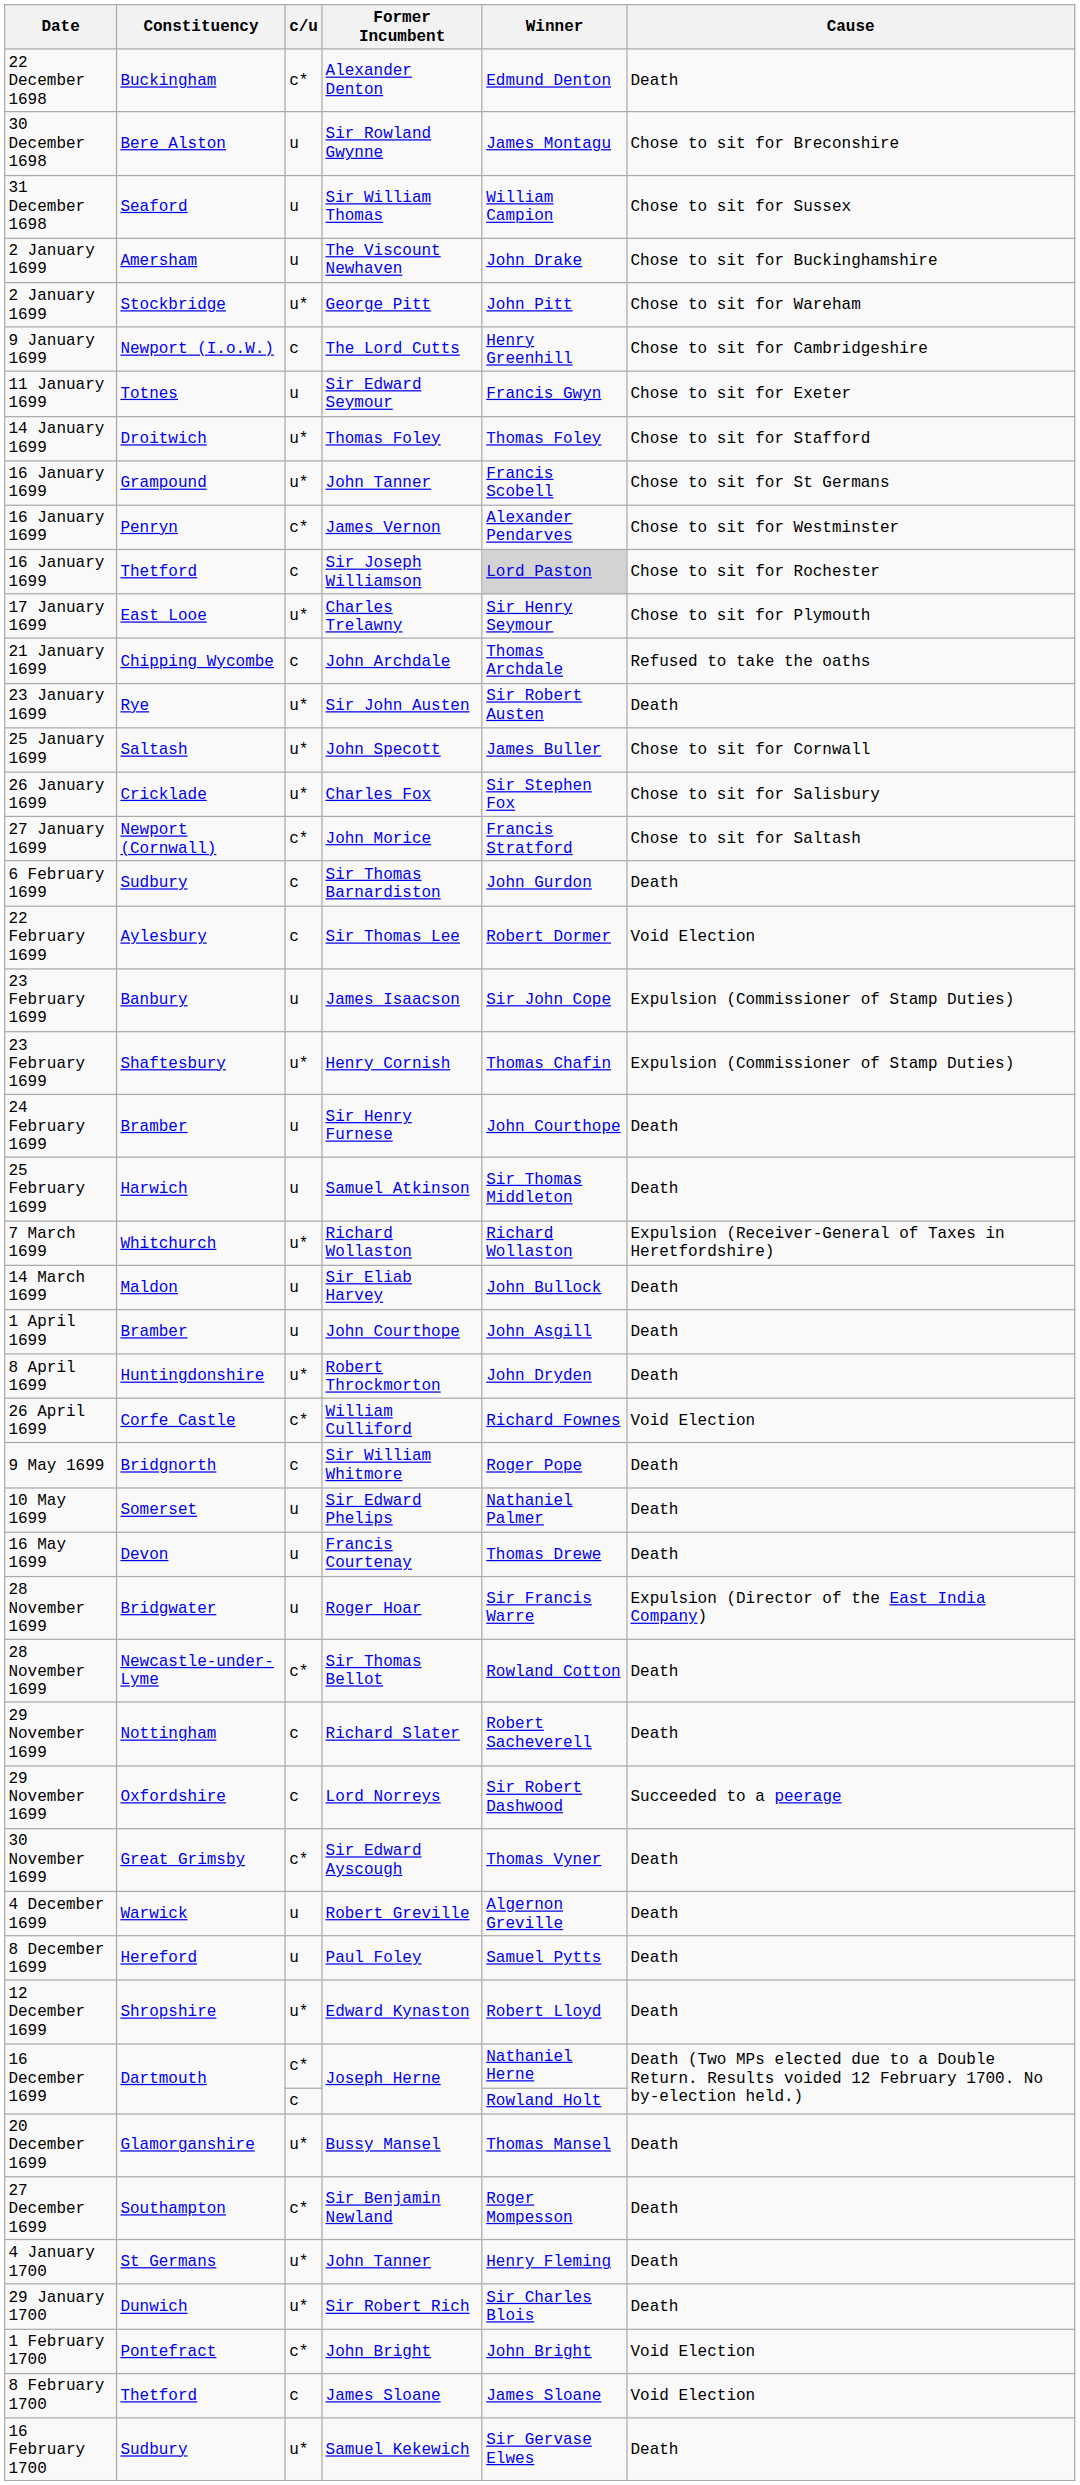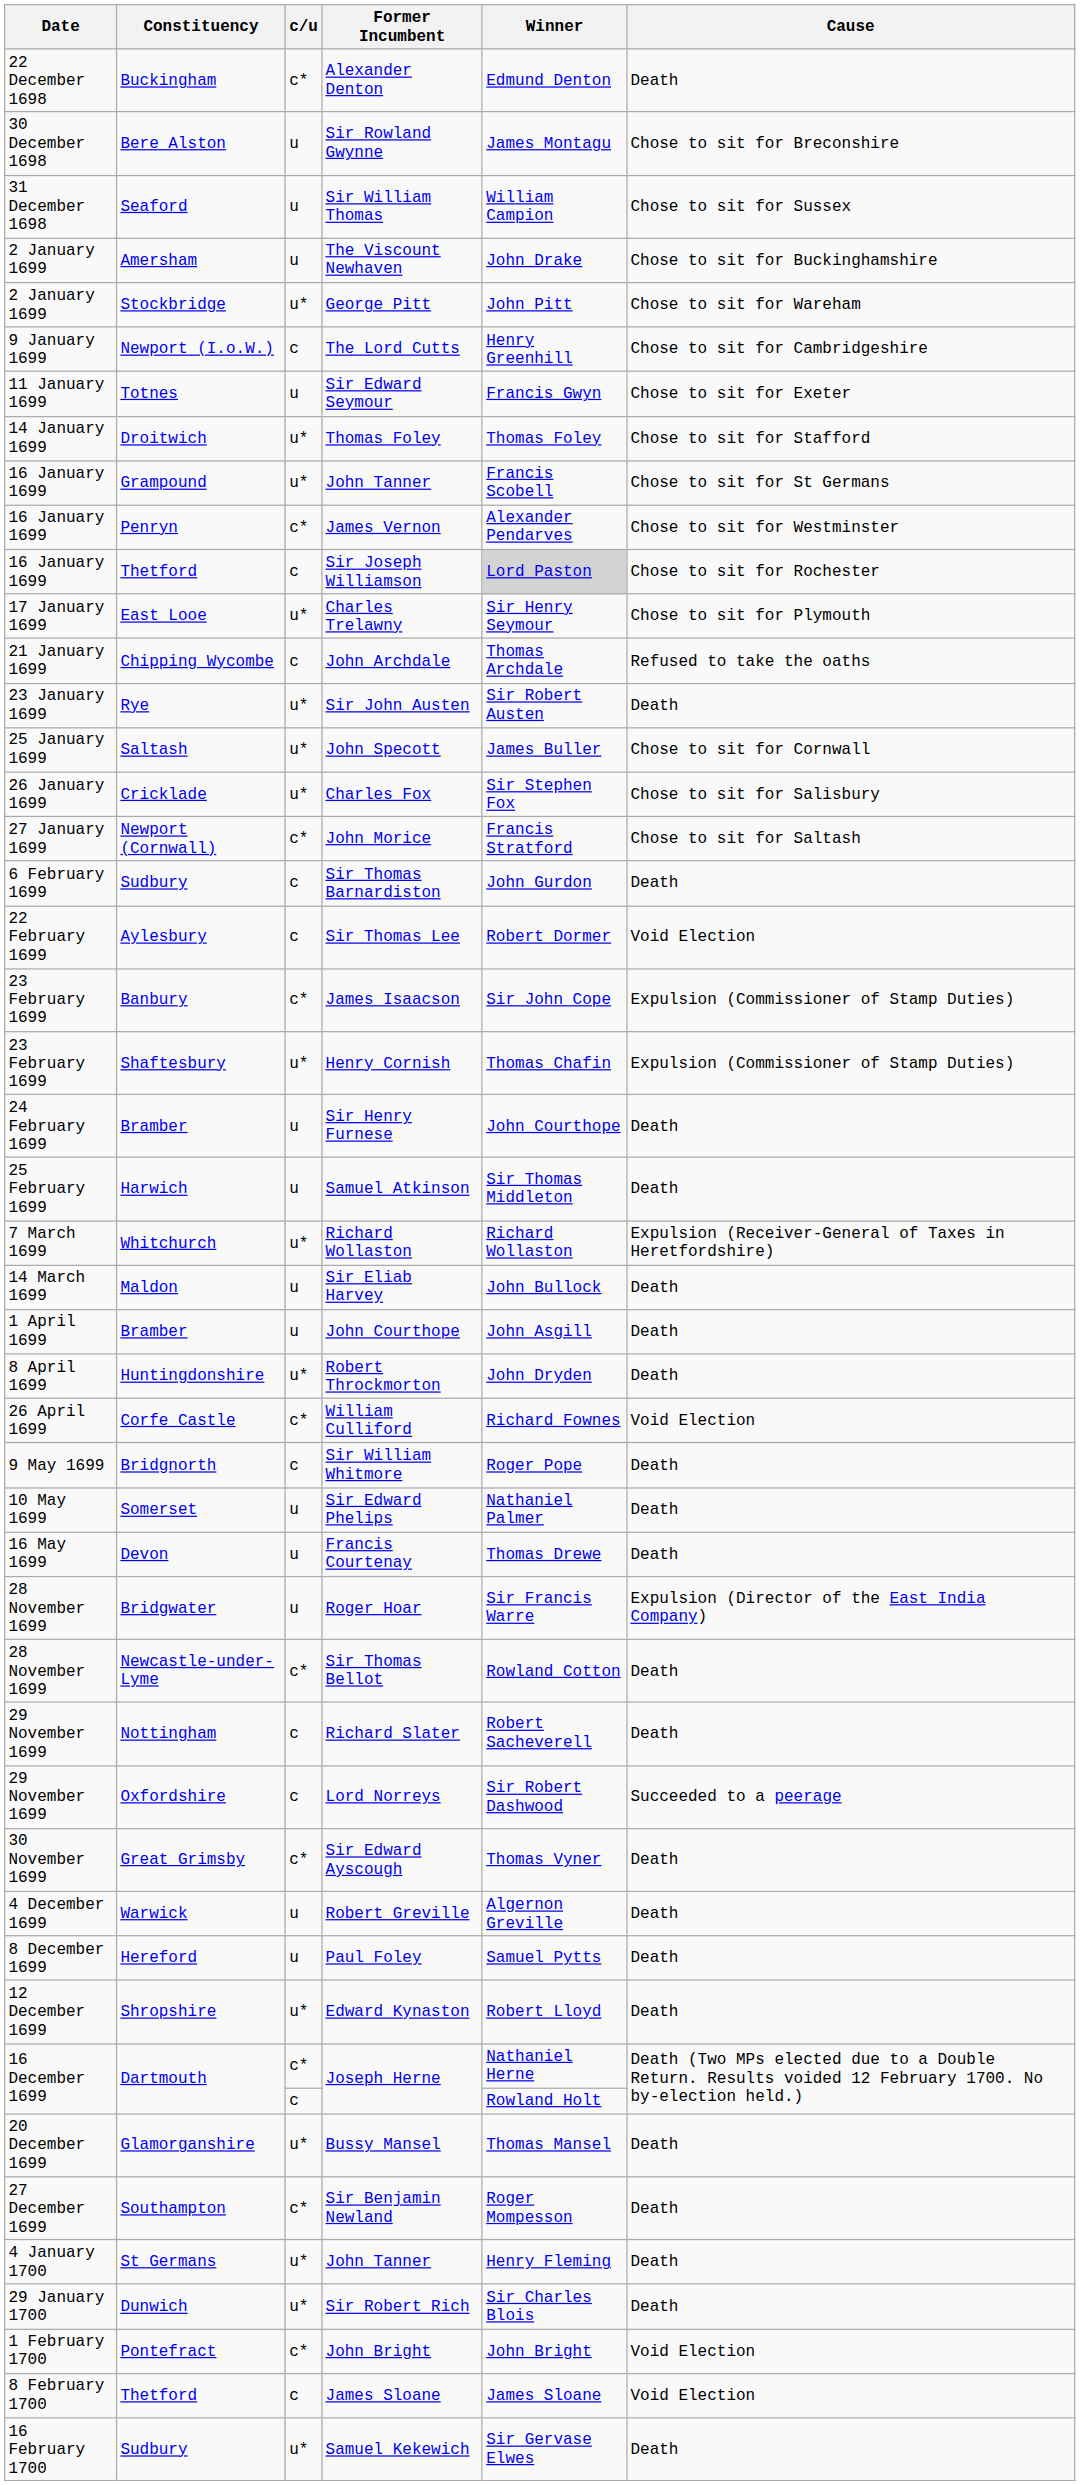(294, 1000) u -> (299, 1000) c*
